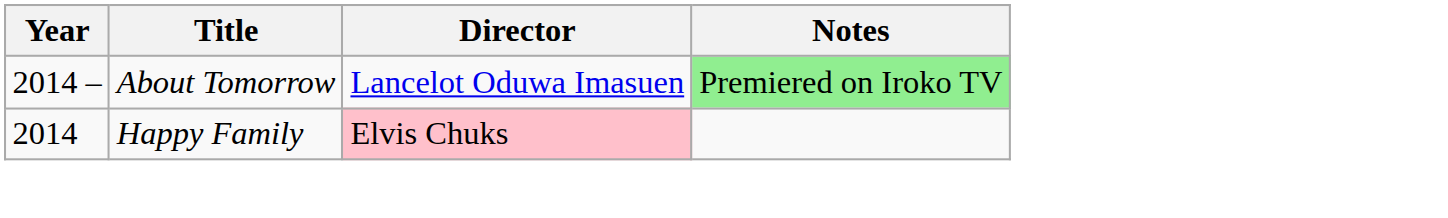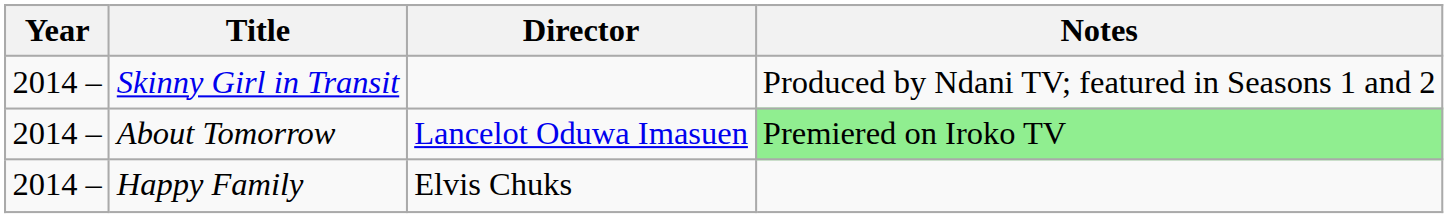+ row: (258, 81)
(45, 133) 2014 -> (57, 184) 2014 –
(429, 133) pink background -> (493, 184) no background
